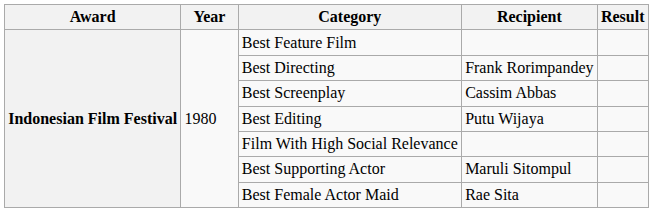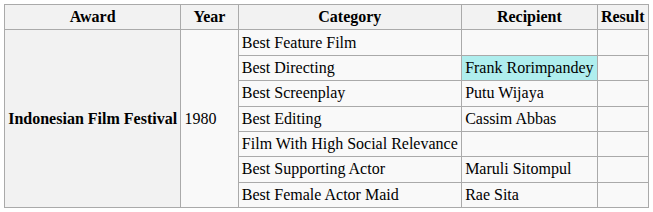(529, 67) no background -> (529, 67) paleturquoise background
(511, 93) Cassim Abbas -> (504, 93) Putu Wijaya
(504, 118) Putu Wijaya -> (511, 118) Cassim Abbas
